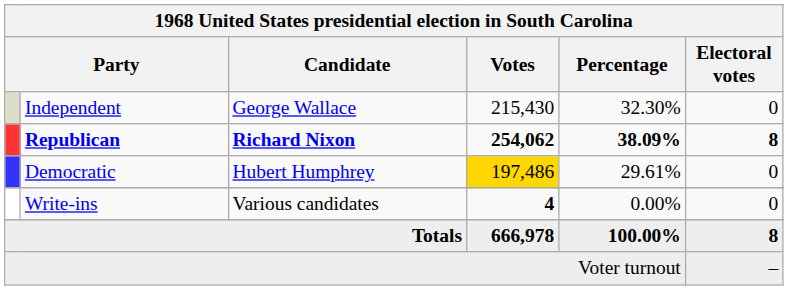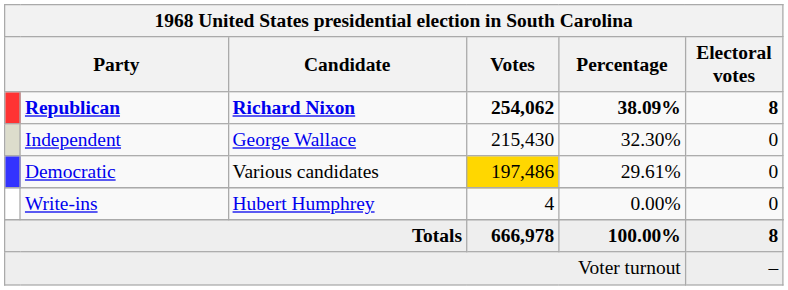rows swapped: (72, 140) <-> (73, 107)
(304, 172) Hubert Humphrey -> (306, 172) Various candidates
(306, 204) Various candidates -> (304, 204) Hubert Humphrey
(549, 204) bold -> (549, 204) normal
